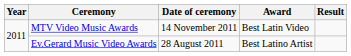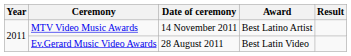(275, 28) Best Latin Video -> (277, 28) Best Latino Artist
(277, 43) Best Latino Artist -> (275, 43) Best Latin Video
